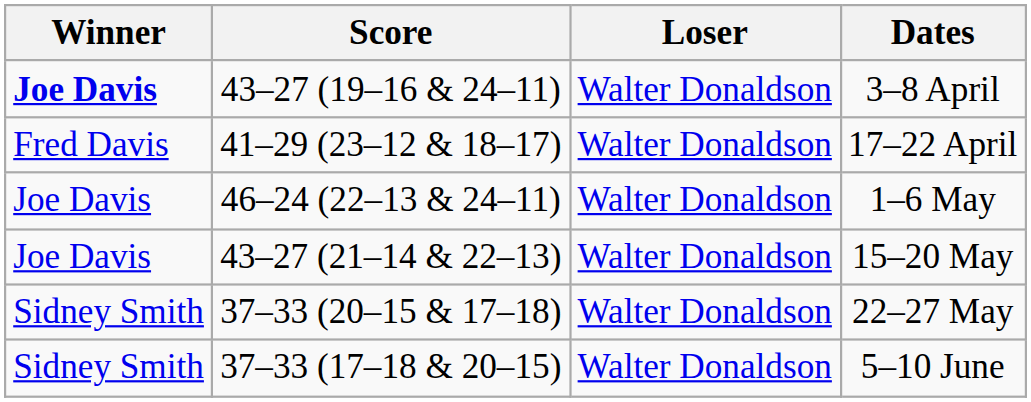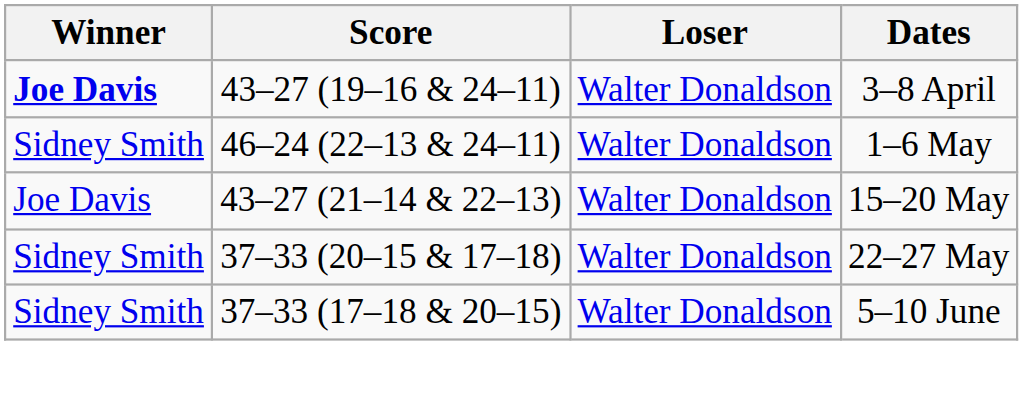- row: (933, 144)
(82, 199) Joe Davis -> (109, 144) Sidney Smith
